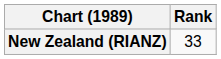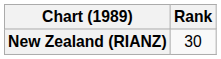(193, 41) 33 -> (193, 41) 30
